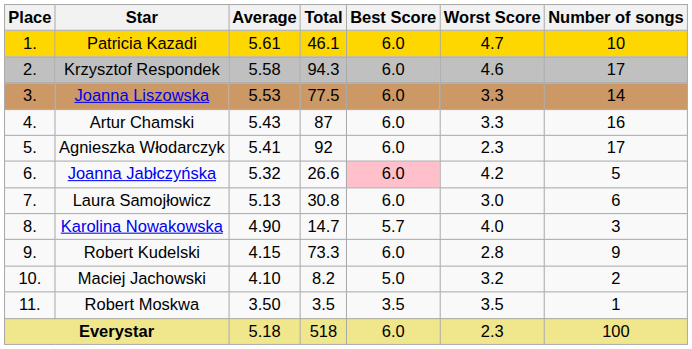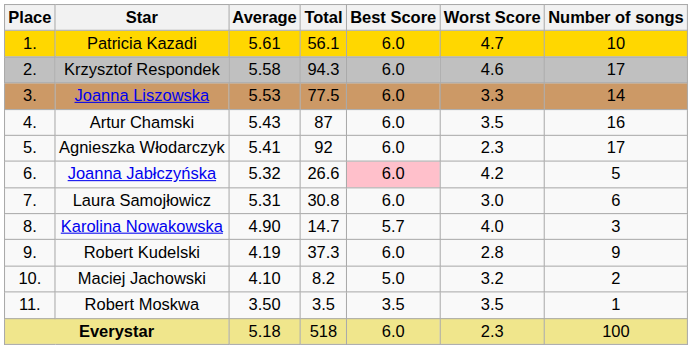(323, 43) 46.1 -> (323, 43) 56.1
(492, 122) 3.3 -> (492, 122) 3.5
(265, 200) 5.13 -> (265, 200) 5.31
(265, 252) 4.15 -> (265, 252) 4.19
(323, 252) 73.3 -> (323, 252) 37.3
